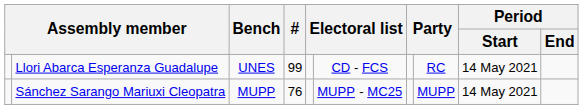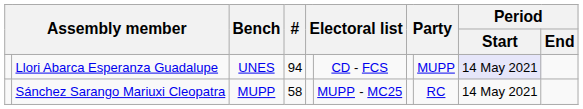(295, 67) 99 -> (295, 67) 94
(436, 67) RC -> (436, 67) MUPP
(500, 67) no background -> (500, 67) lavender background
(295, 92) 76 -> (295, 92) 58
(436, 92) MUPP -> (436, 92) RC
